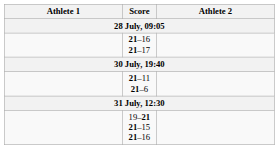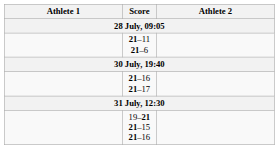rows swapped: (139, 45) <-> (139, 84)
